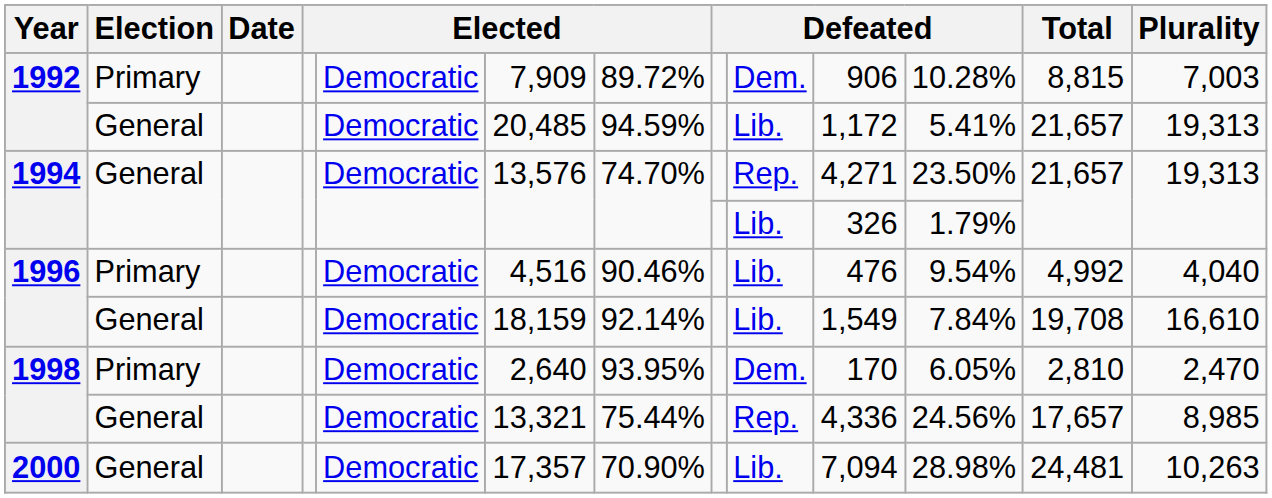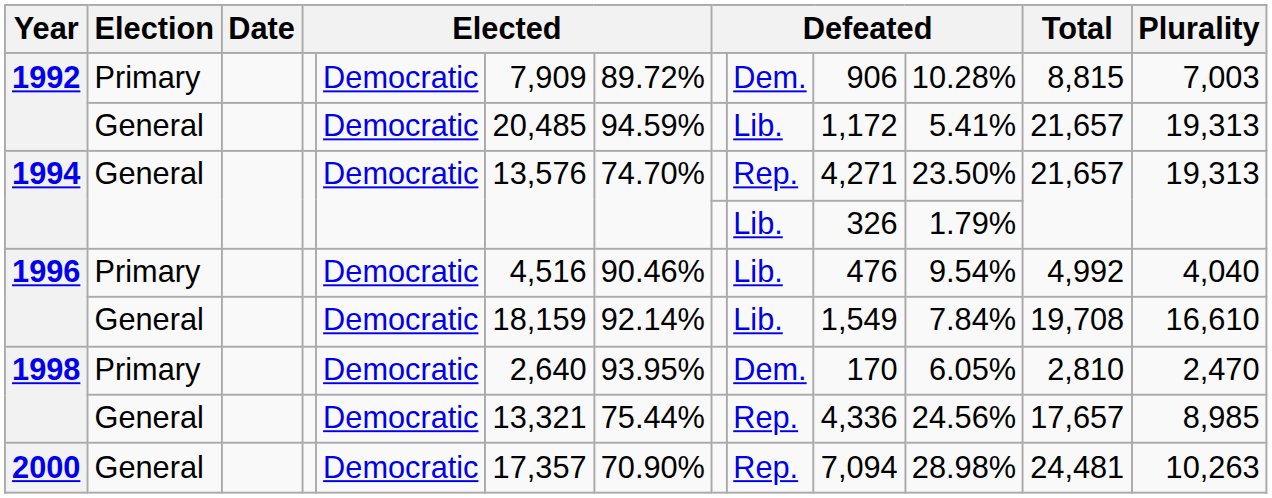(758, 467) Lib. -> (766, 467) Rep.
